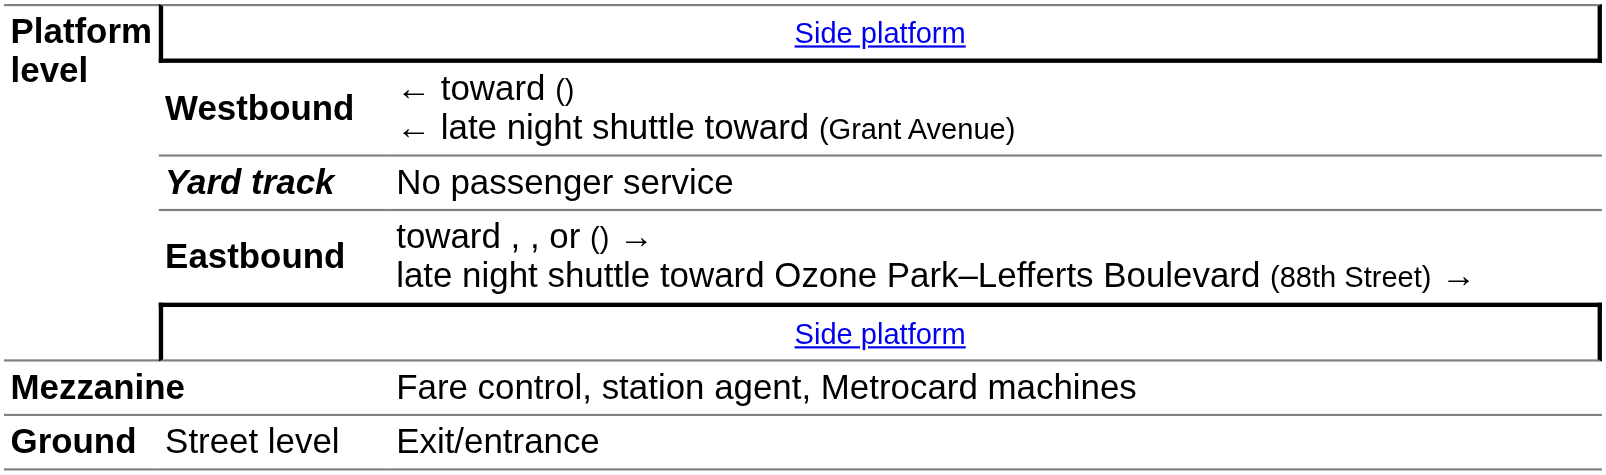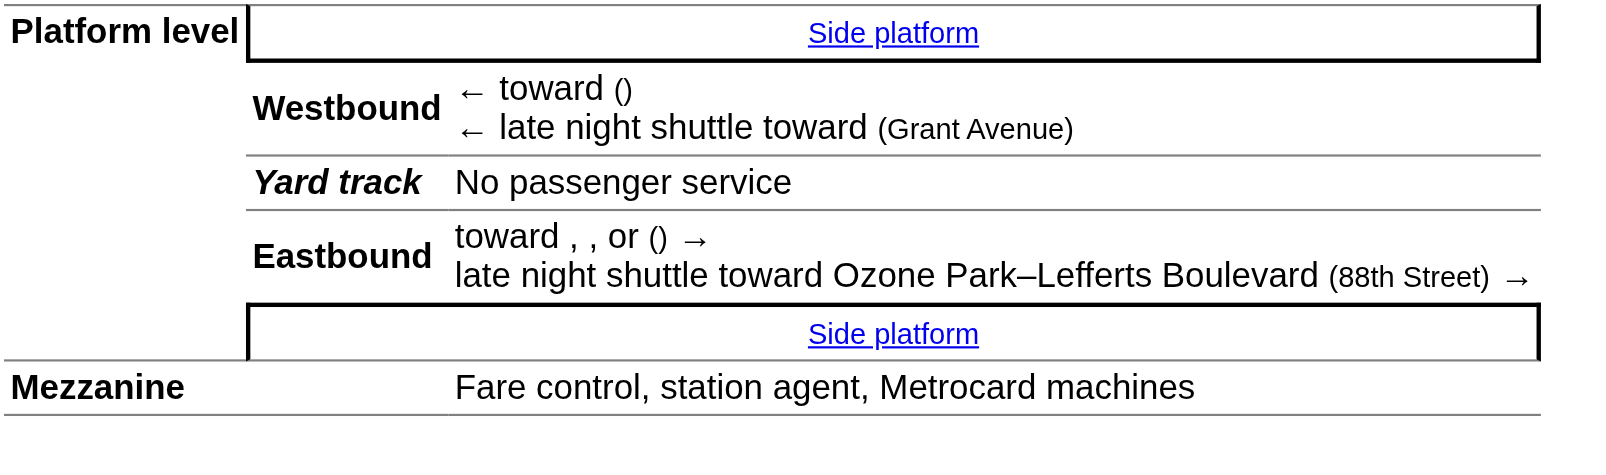- row: (252, 441)
